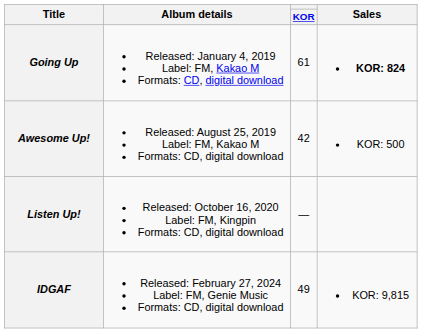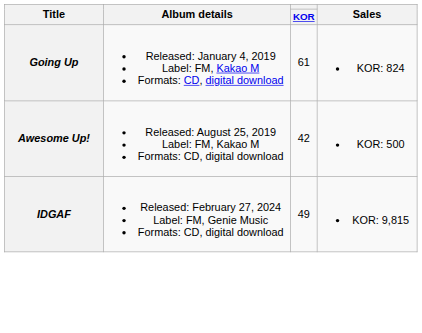(367, 69) bold -> (367, 69) normal
- row: (54, 214)
